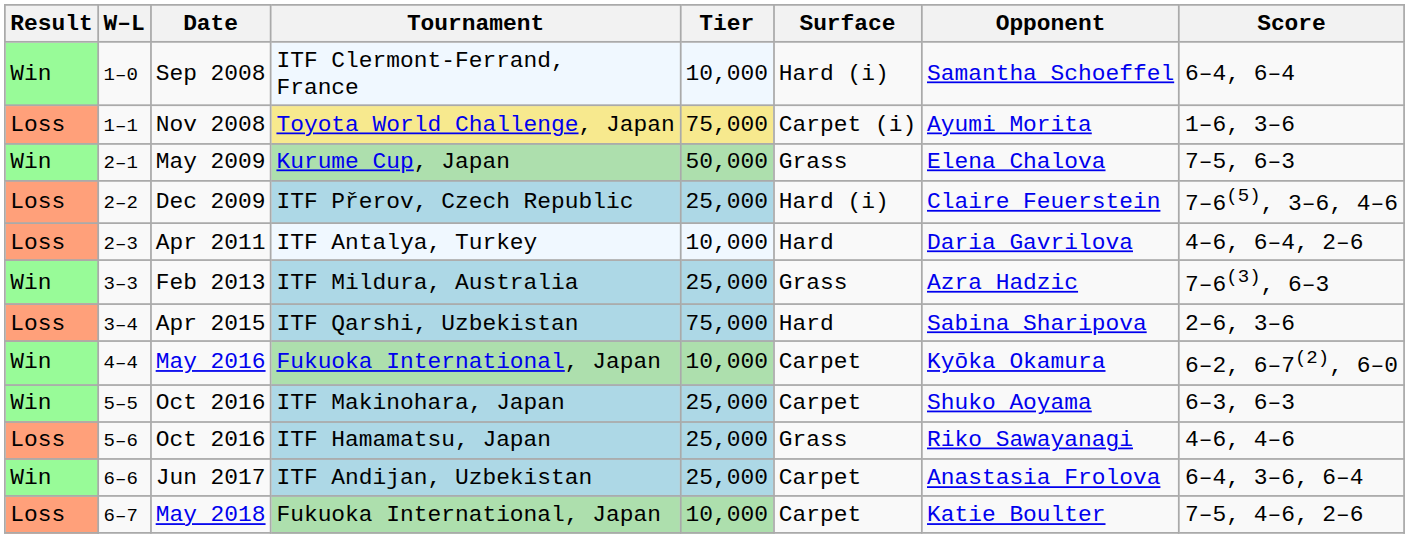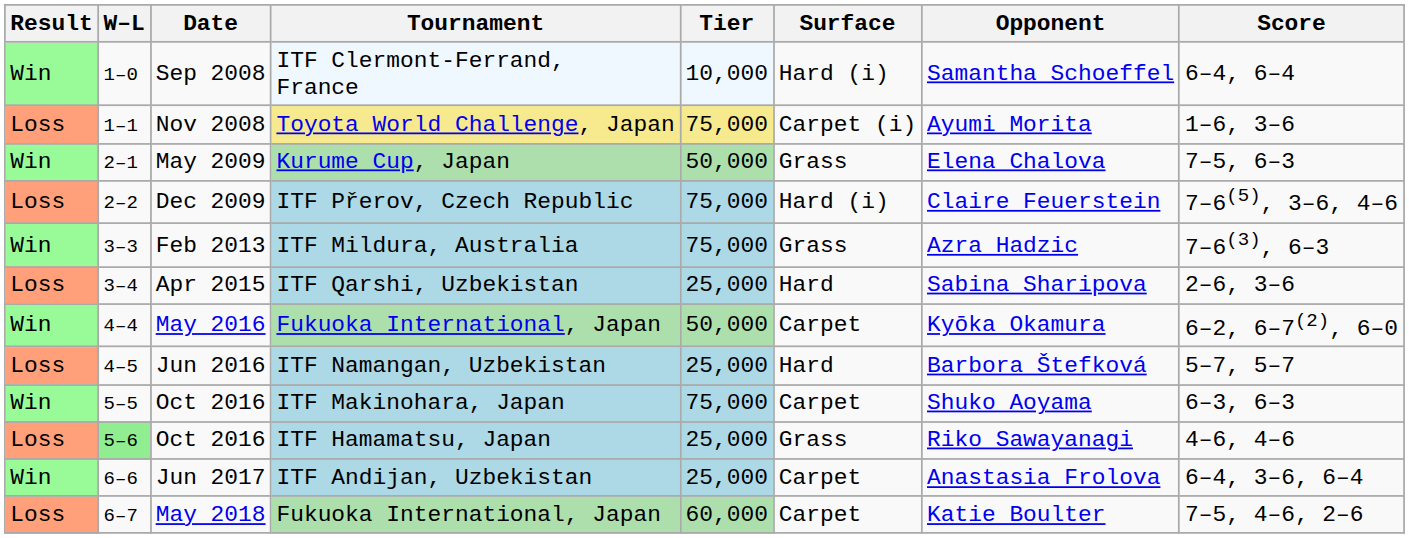(727, 202) 25,000 -> (727, 202) 75,000
- row: (211, 242)
(727, 282) 25,000 -> (727, 245) 75,000
(727, 323) 75,000 -> (727, 285) 25,000
(727, 363) 10,000 -> (727, 326) 50,000
+ row: (211, 366)
(727, 403) 25,000 -> (727, 403) 75,000
(121, 441) no background -> (121, 441) lightgreen background
(727, 515) 10,000 -> (727, 515) 60,000
